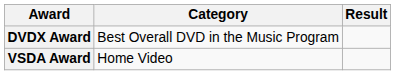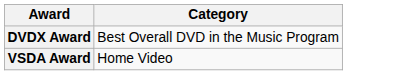- column: (366, 15)
